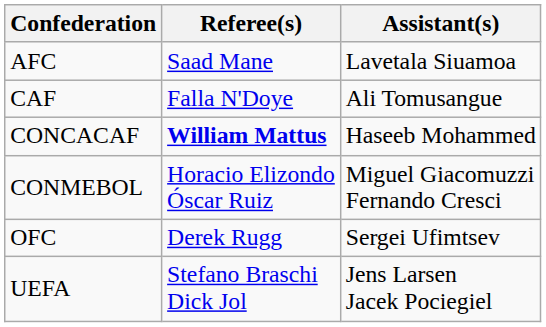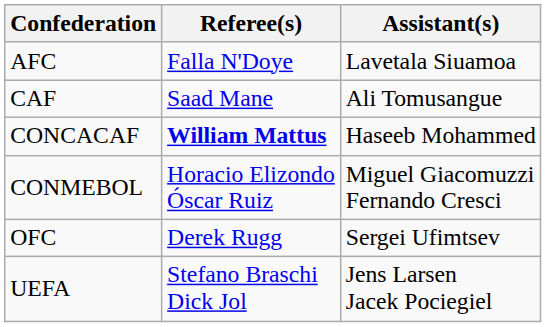(220, 60) Saad Mane -> (230, 60) Falla N'Doye
(230, 98) Falla N'Doye -> (220, 98) Saad Mane
